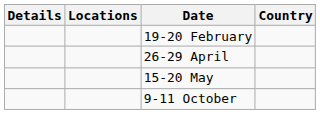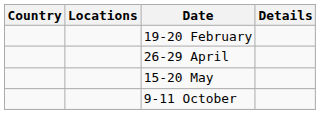columns swapped: (286, 15) <-> (35, 15)
